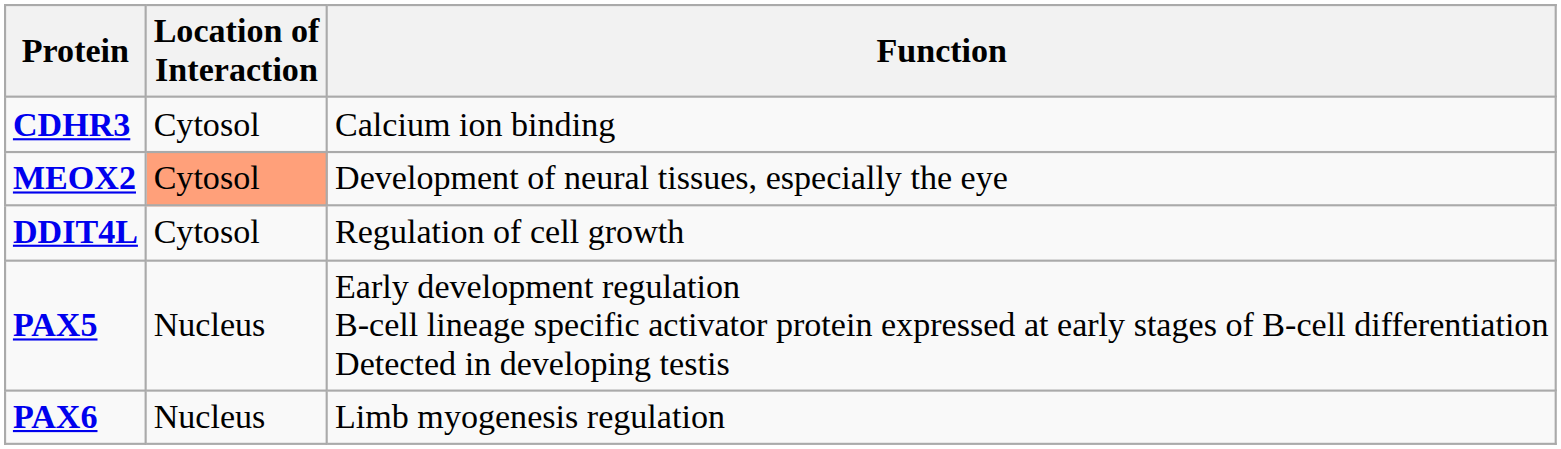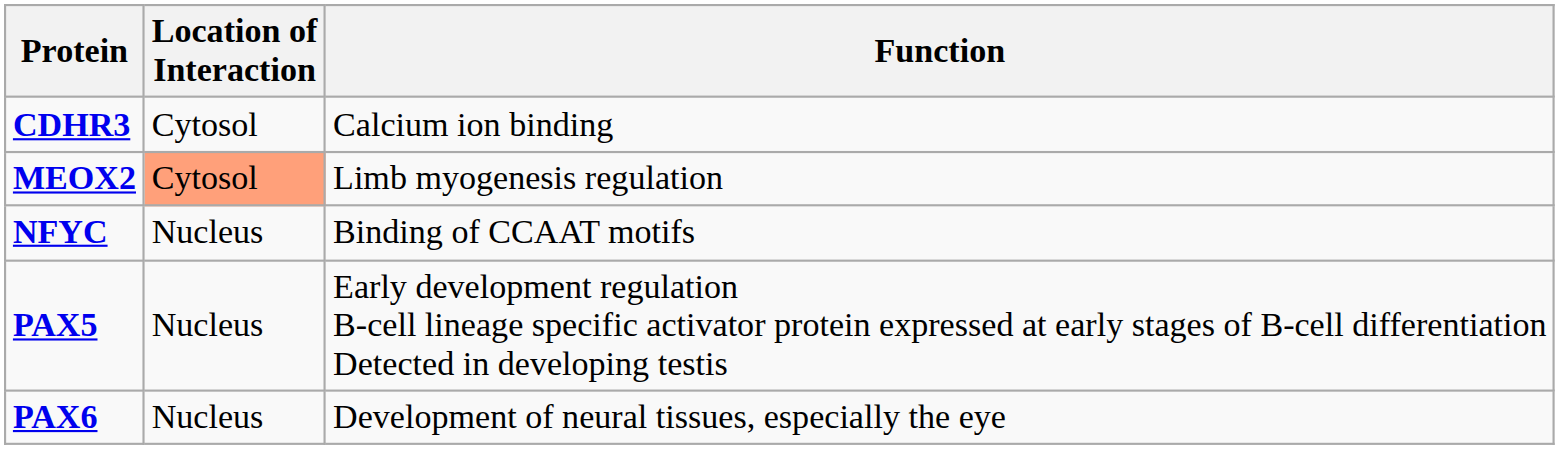(671, 177) Development of neural tissues, especially the eye -> (528, 177) Limb myogenesis regulation
- row: (75, 232)
+ row: (60, 232)
(530, 416) Limb myogenesis regulation -> (670, 416) Development of neural tissues, especially the eye
